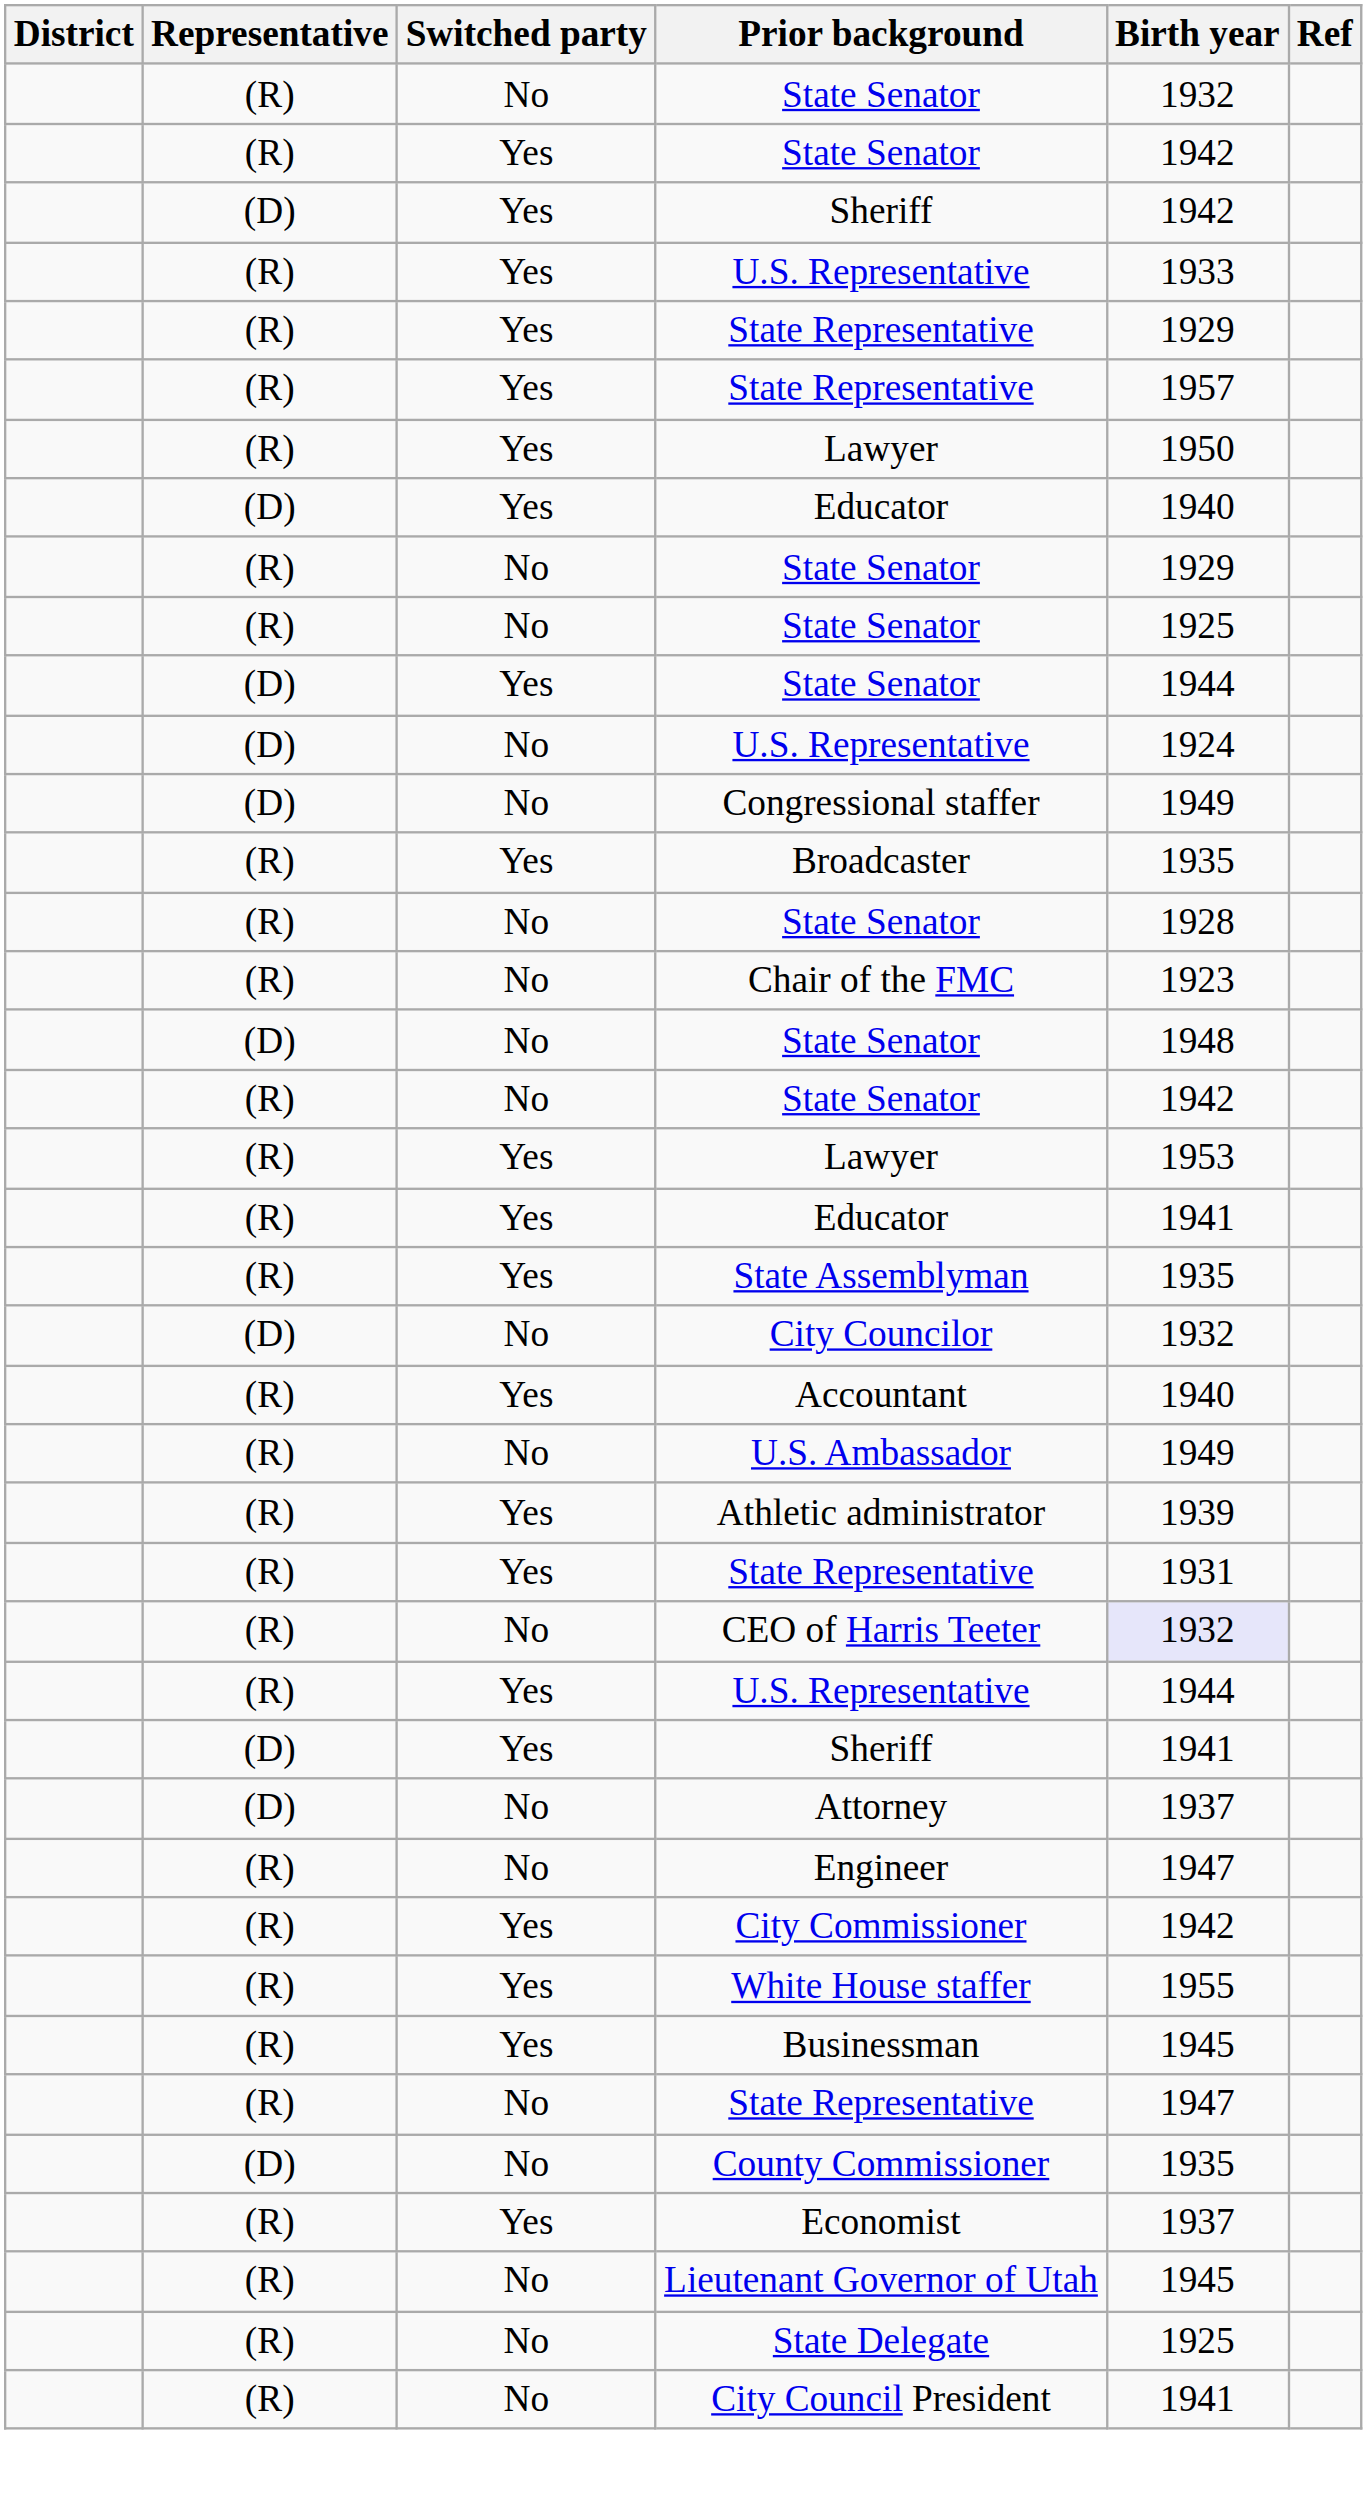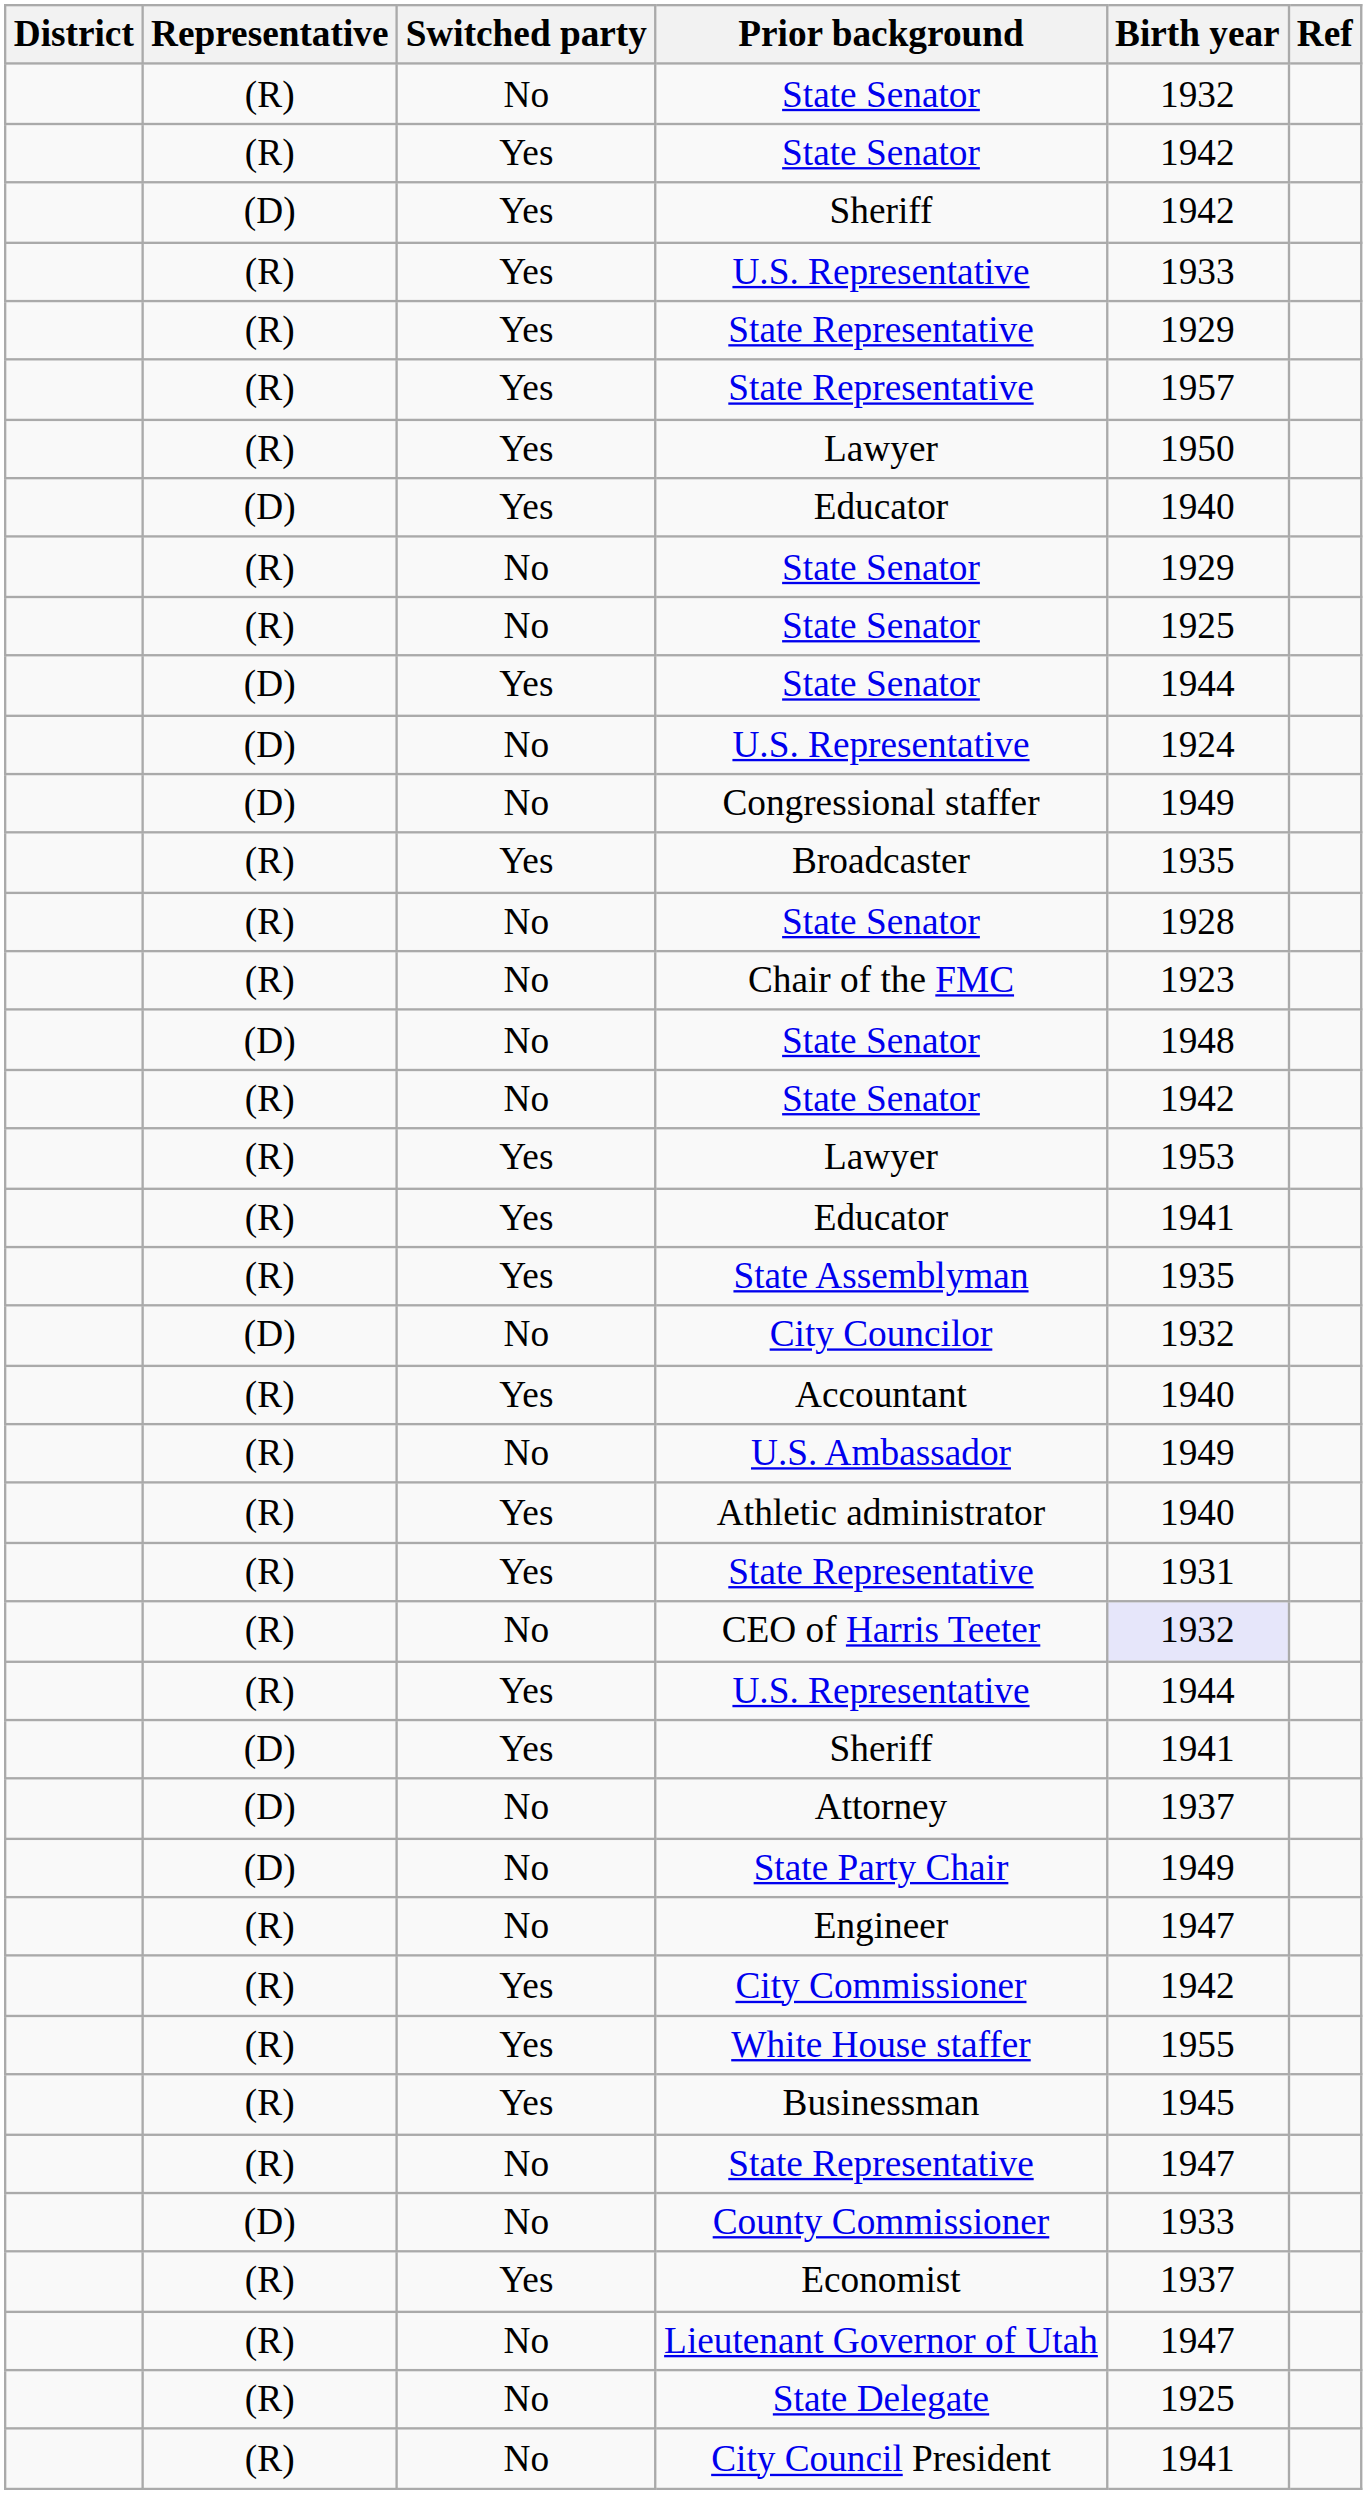(1197, 1512) 1939 -> (1197, 1512) 1940
+ row: (270, 1866)
(1197, 2162) 1935 -> (1197, 2221) 1933
(1197, 2280) 1945 -> (1197, 2339) 1947
